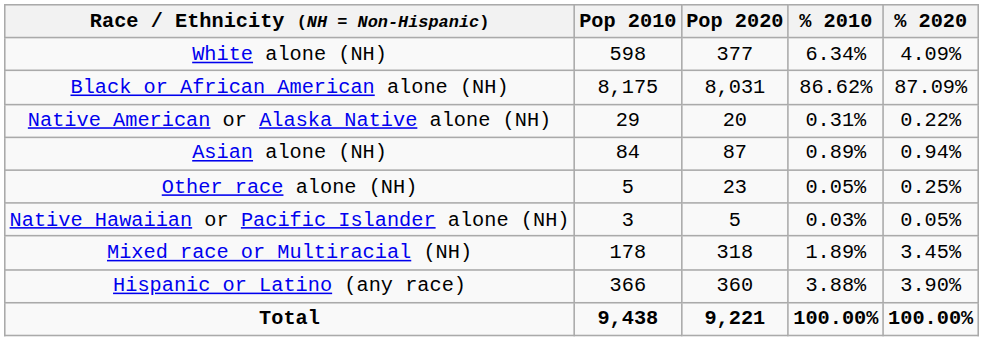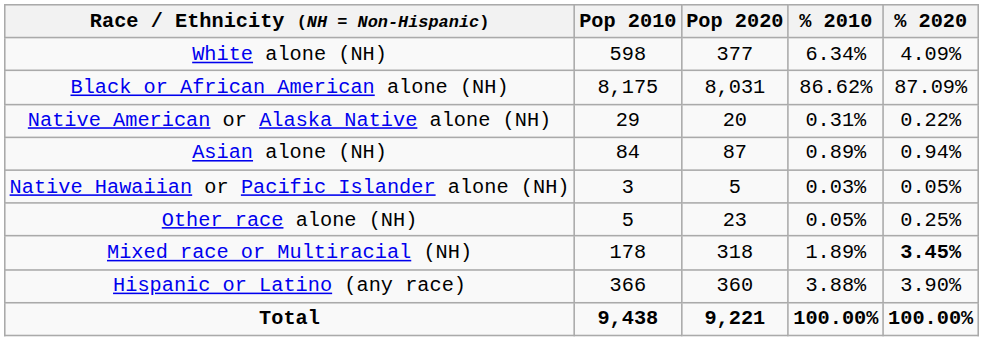rows swapped: (290, 220) <-> (290, 187)
(931, 253) normal -> (931, 253) bold
